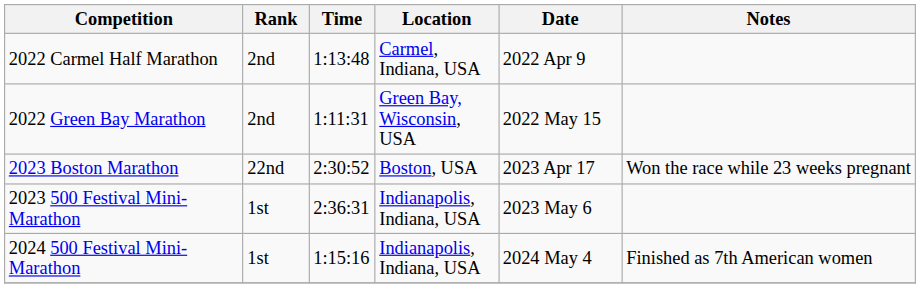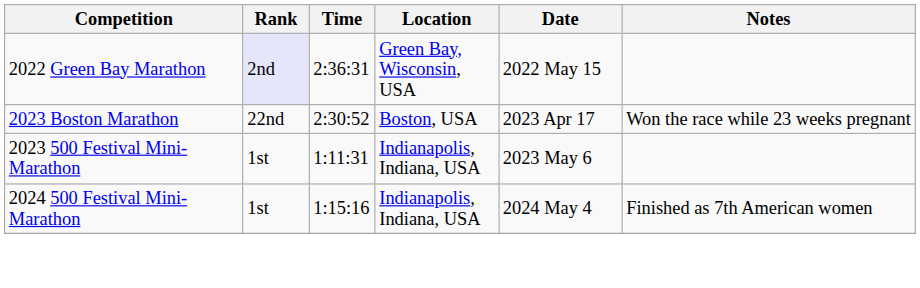- row: (113, 58)
(261, 118) no background -> (261, 68) lavender background
(341, 118) 1:11:31 -> (341, 68) 2:36:31
(341, 208) 2:36:31 -> (341, 158) 1:11:31
